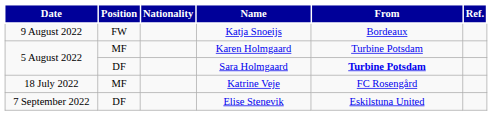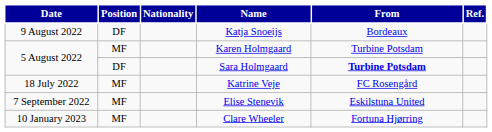(119, 32) FW -> (119, 32) DF
(119, 101) DF -> (119, 101) MF
+ row: (254, 119)
